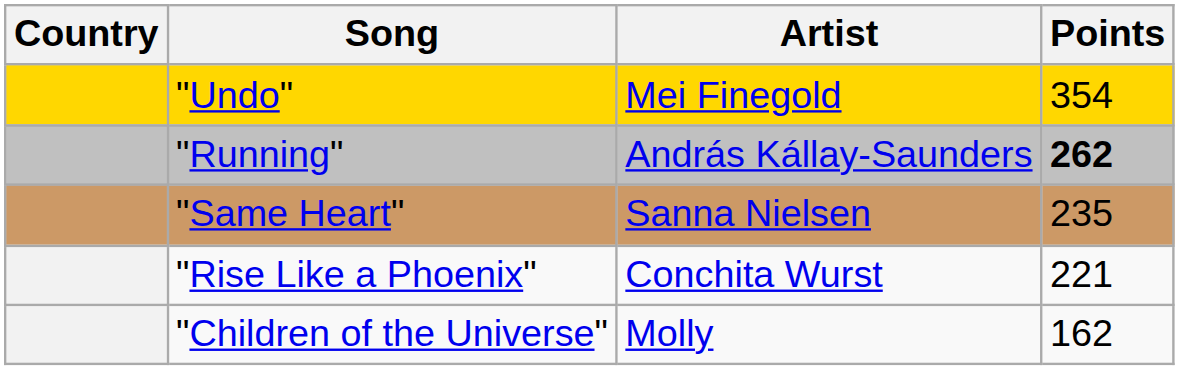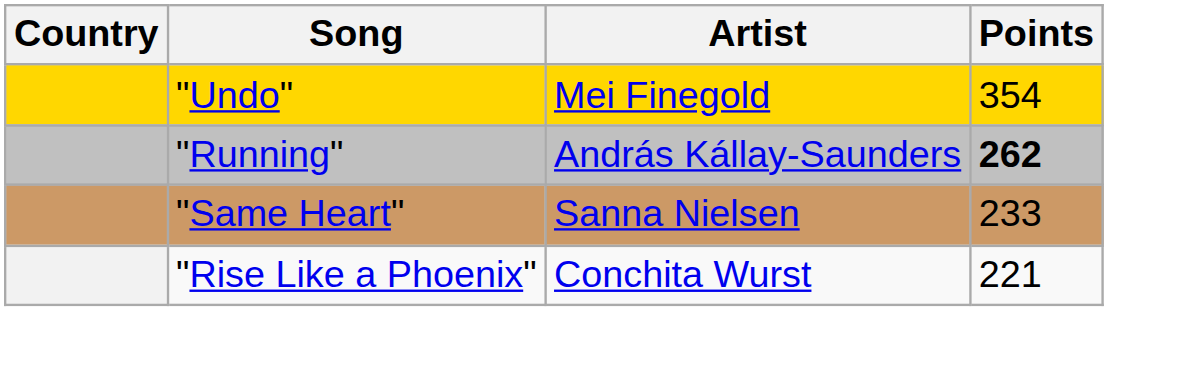(1081, 214) 235 -> (1010, 214) 233
- row: (392, 333)
